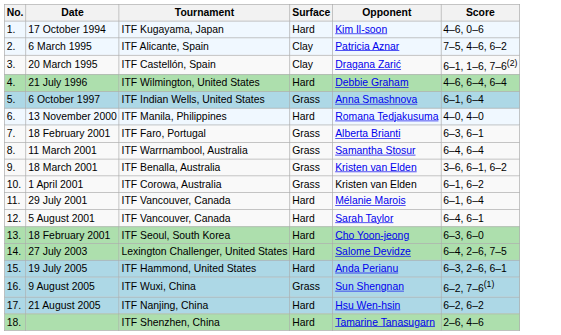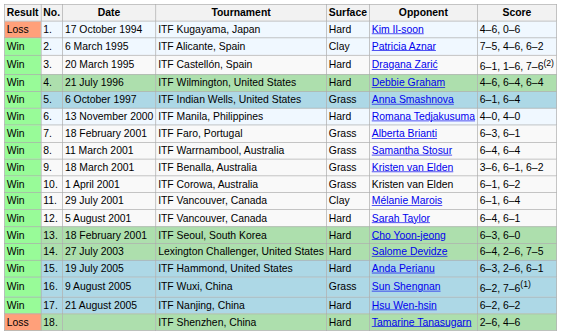+ column: (23, 12)
(303, 64) Clay -> (340, 64) Hard
(303, 200) Hard -> (339, 200) Clay
